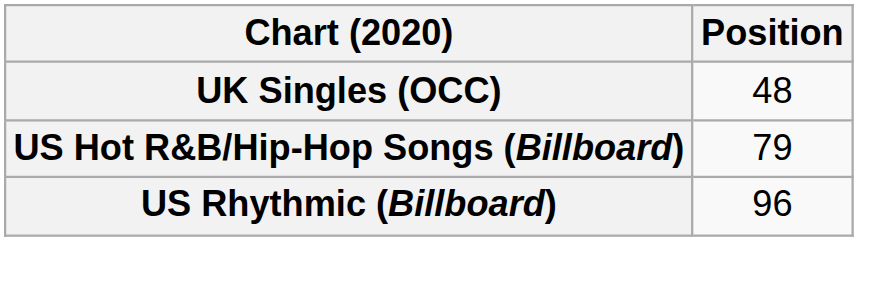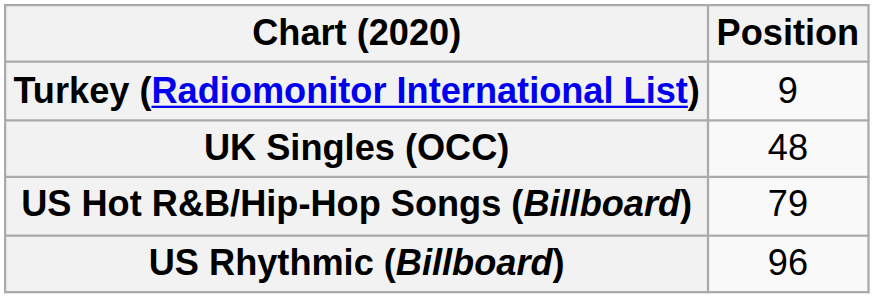+ row: (357, 90)
